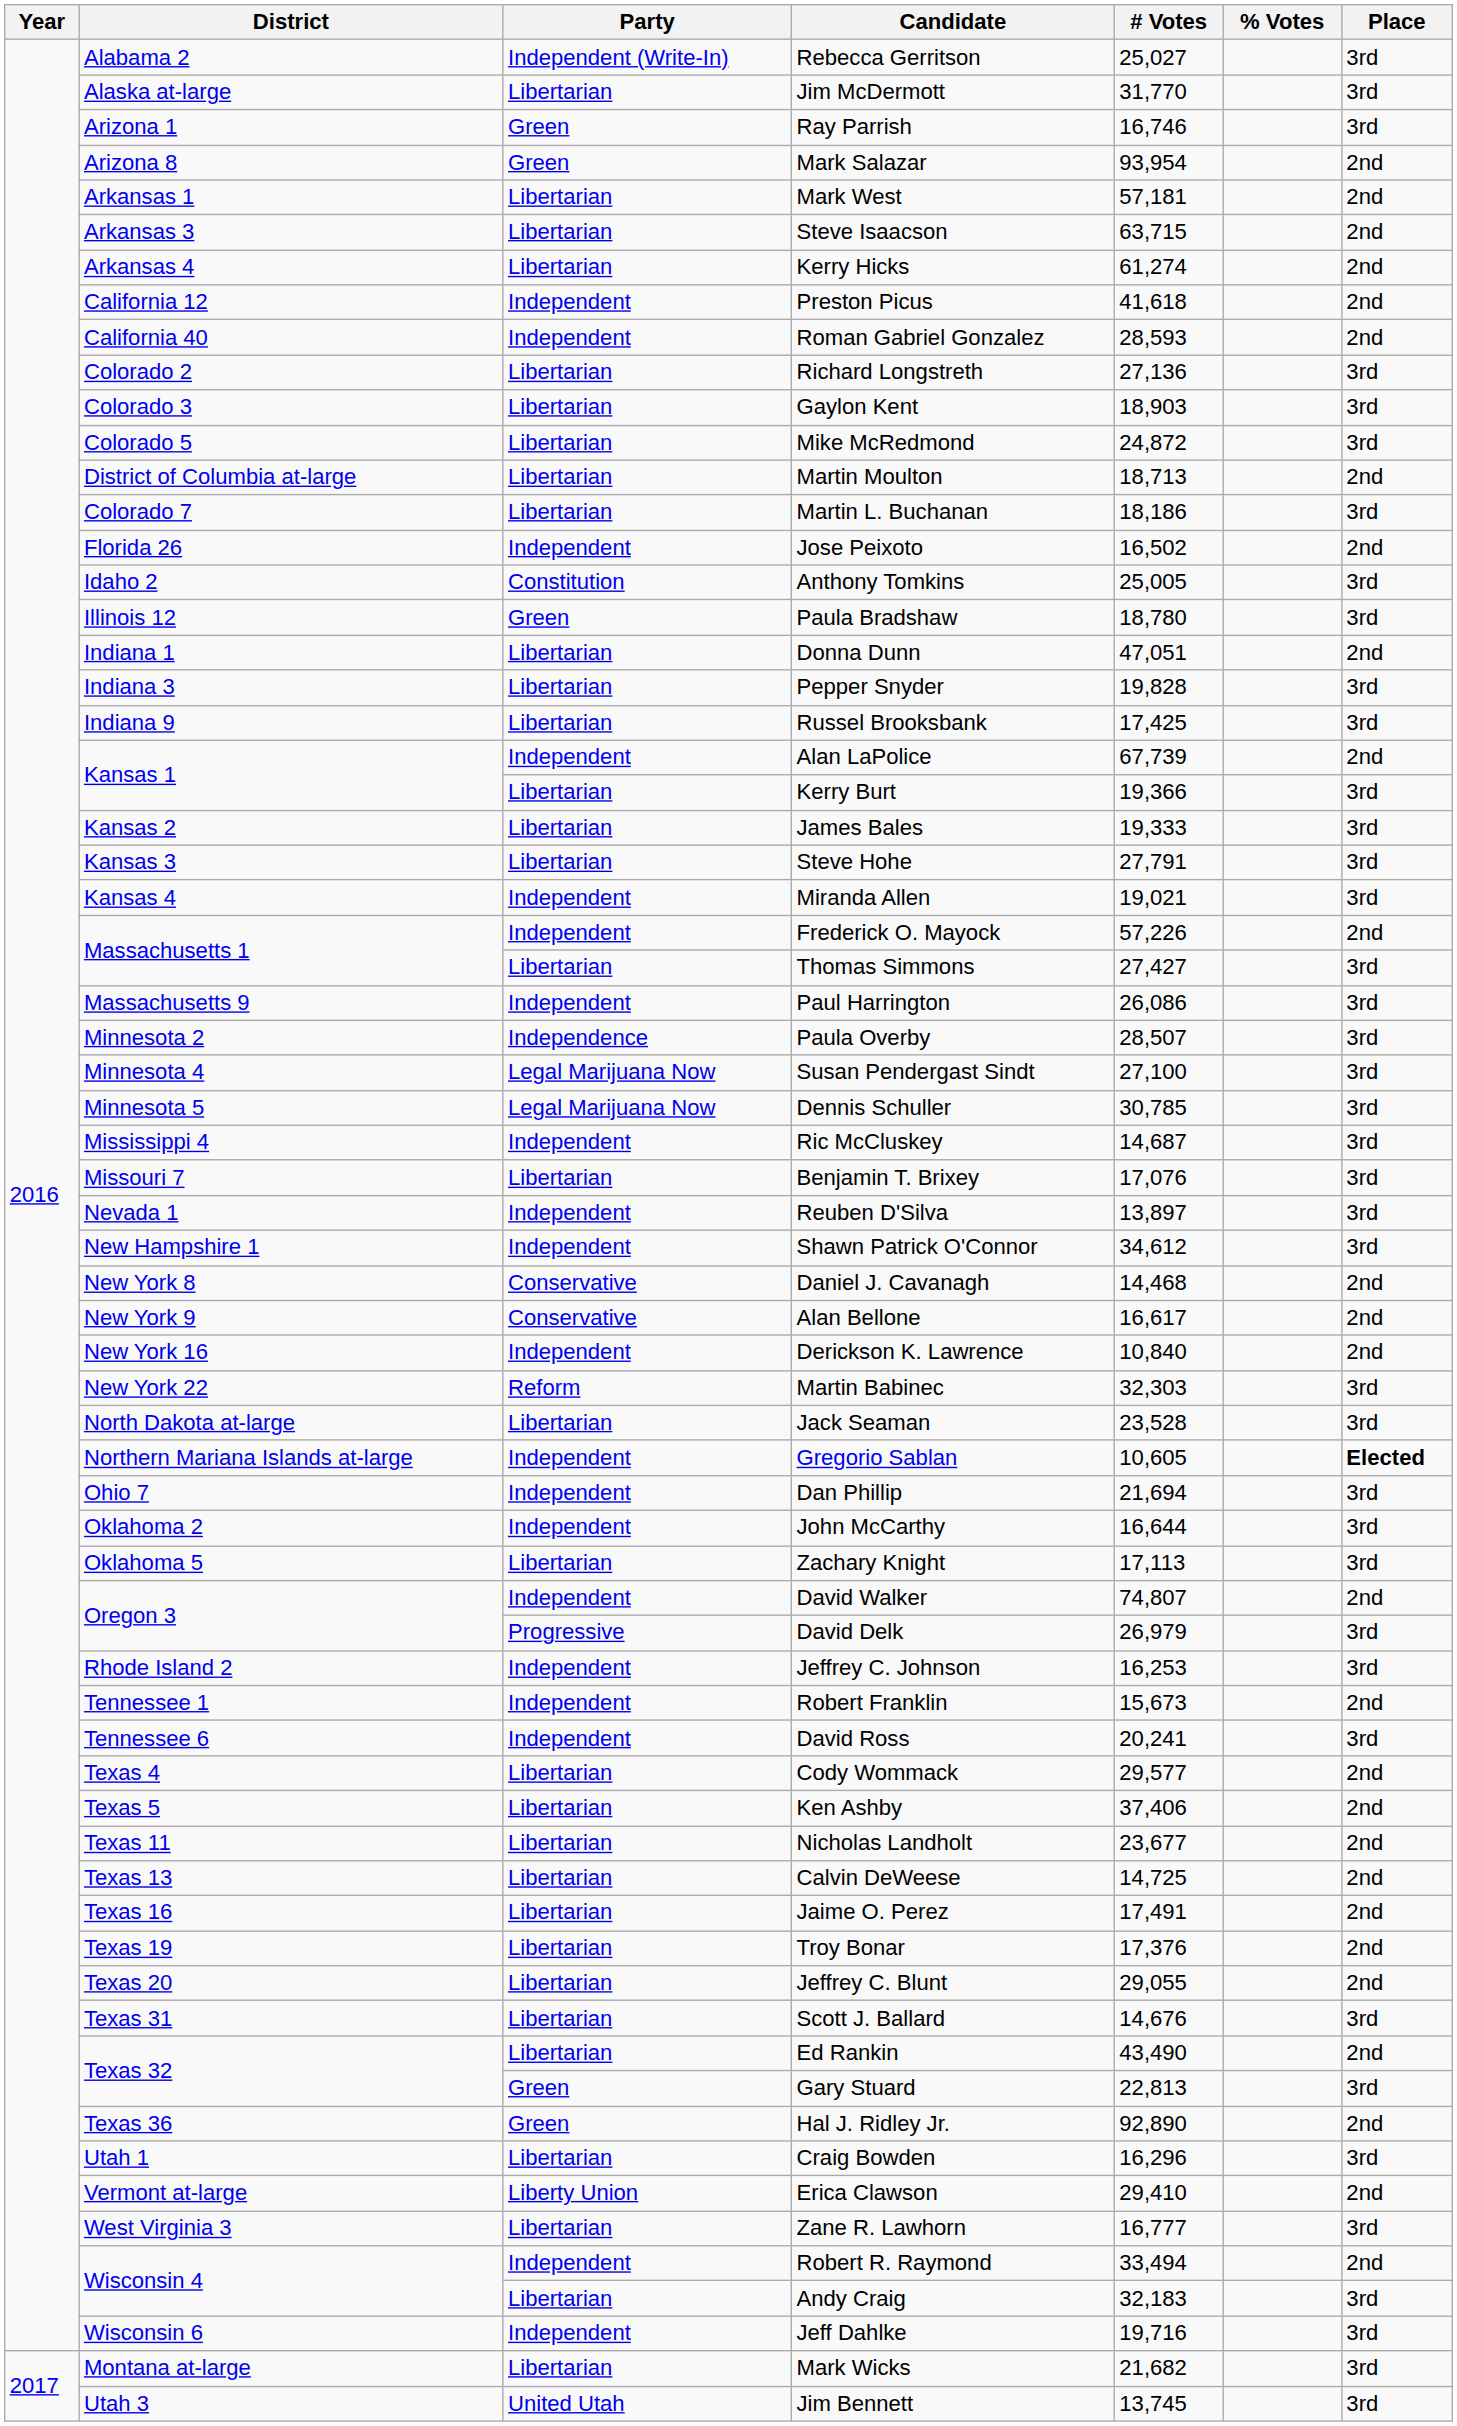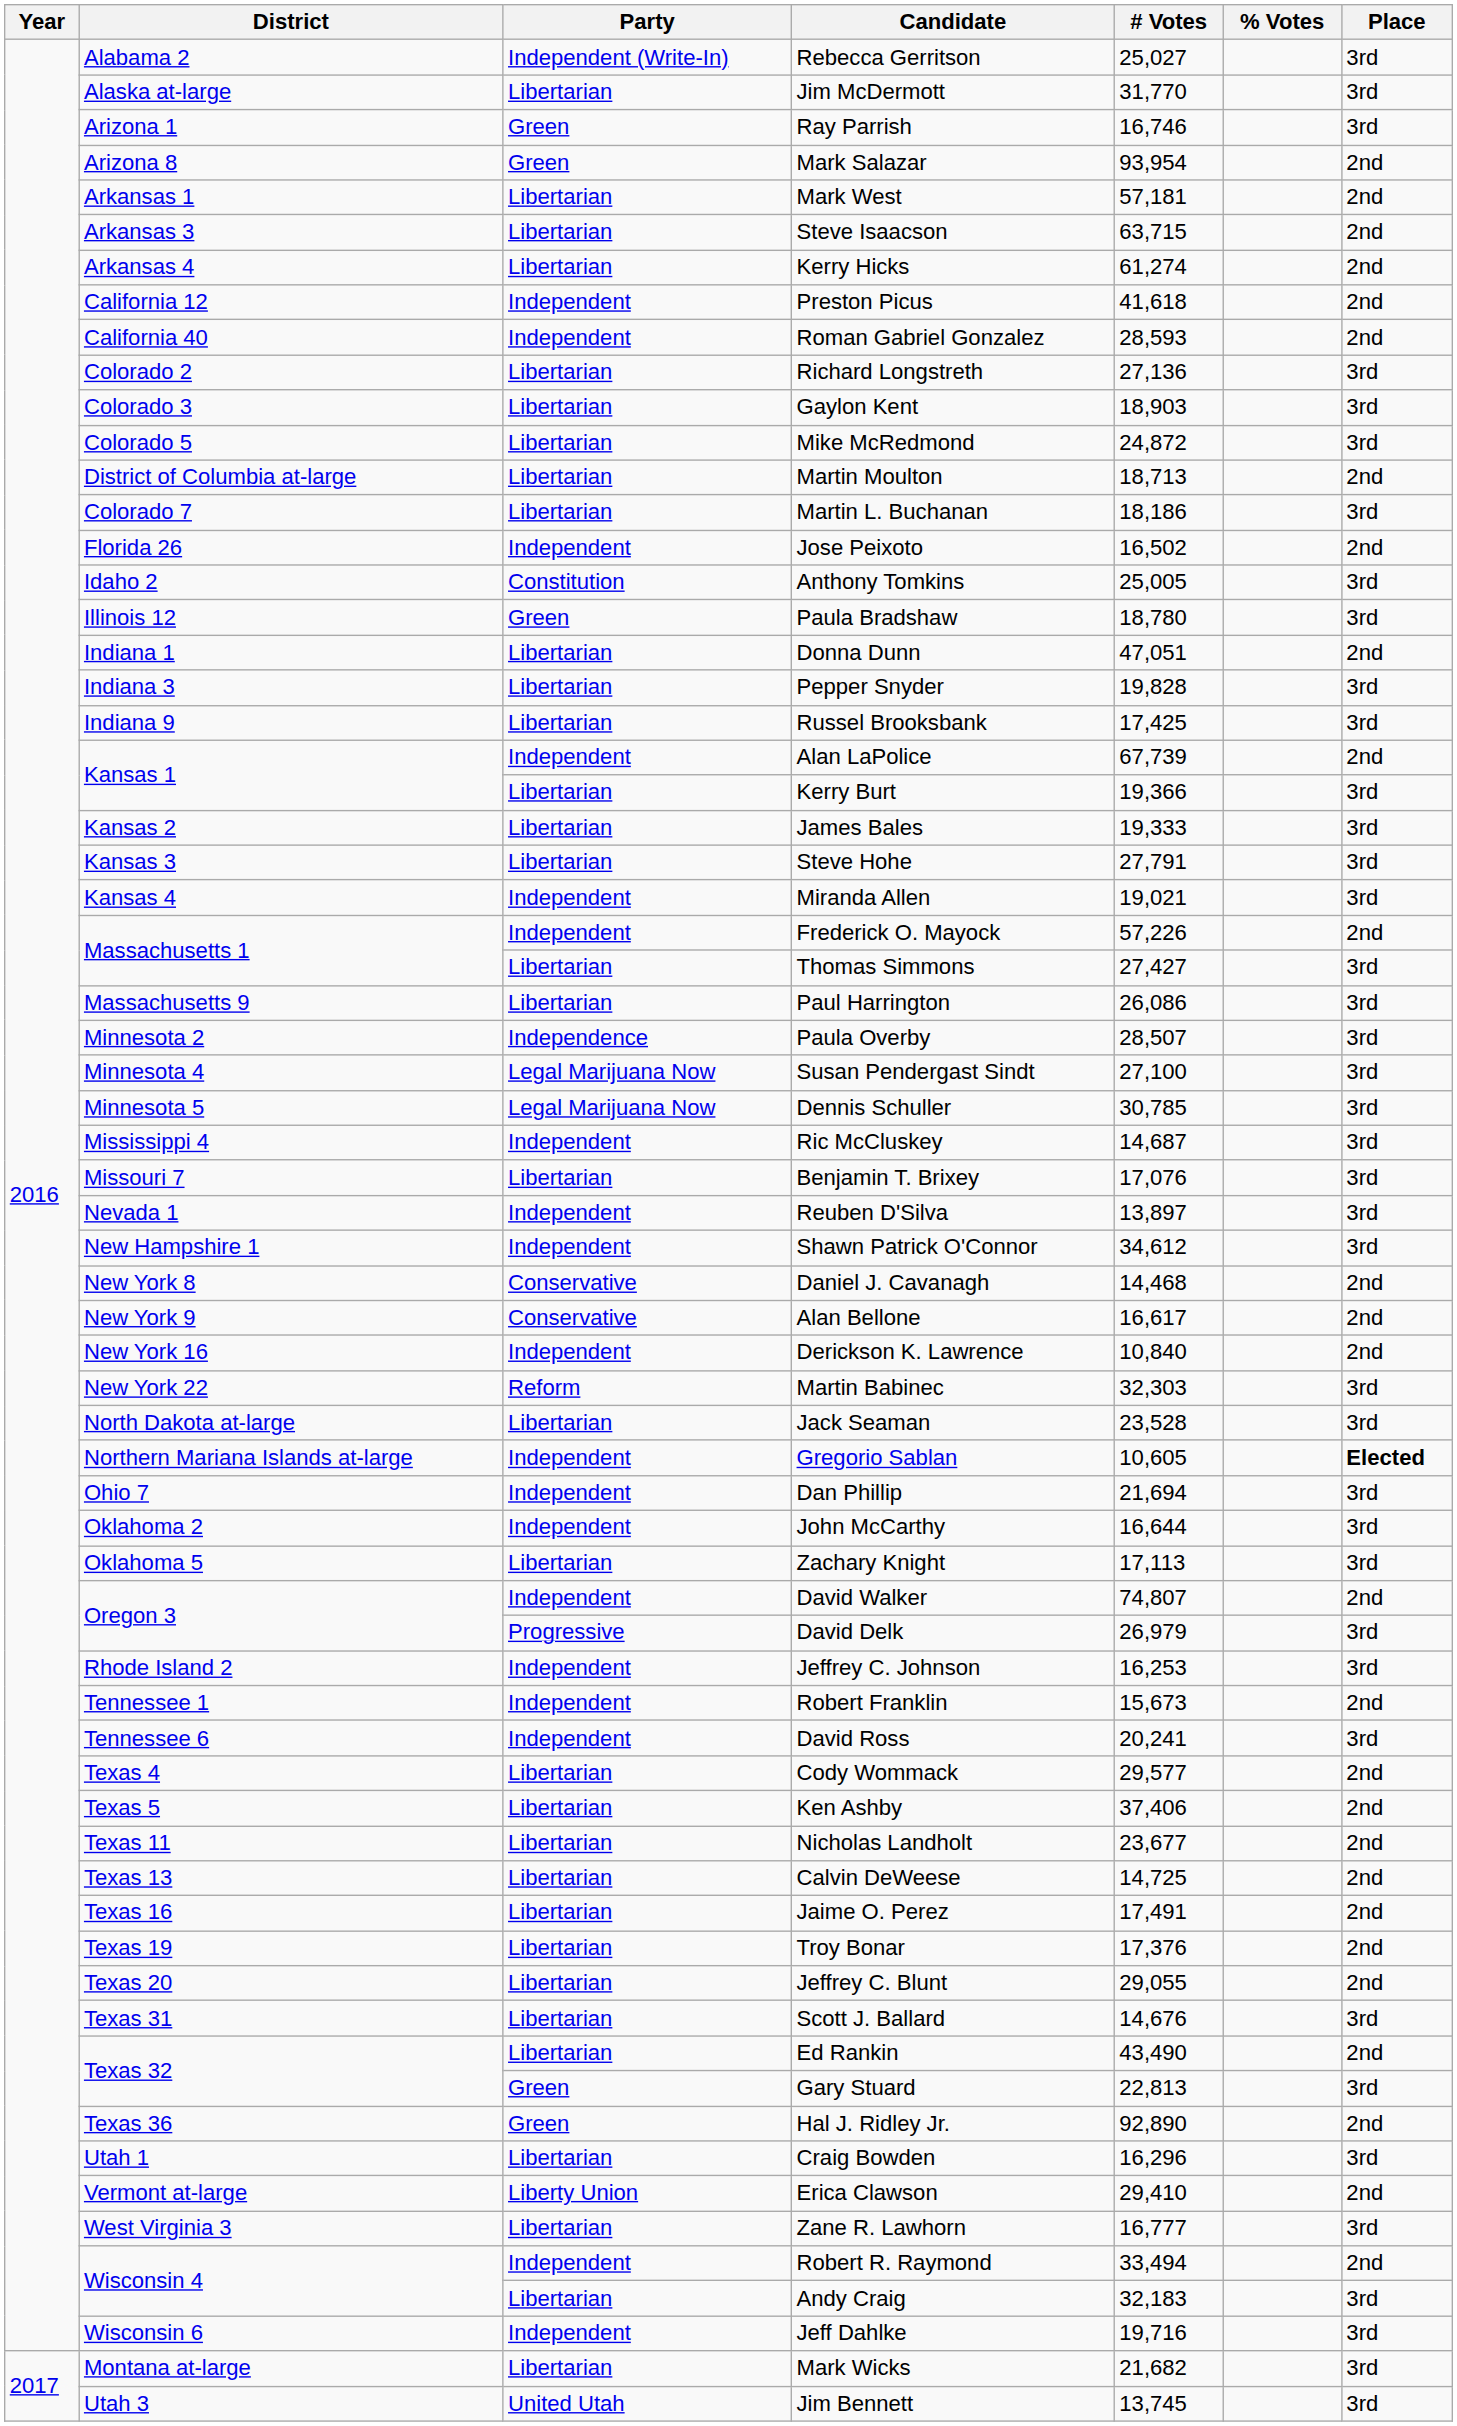(569, 1002) Independent -> (560, 1002) Libertarian
